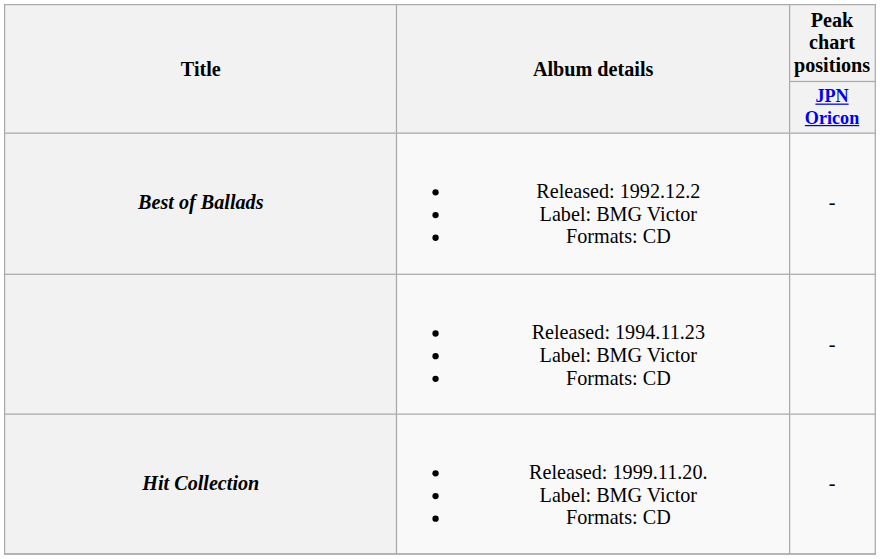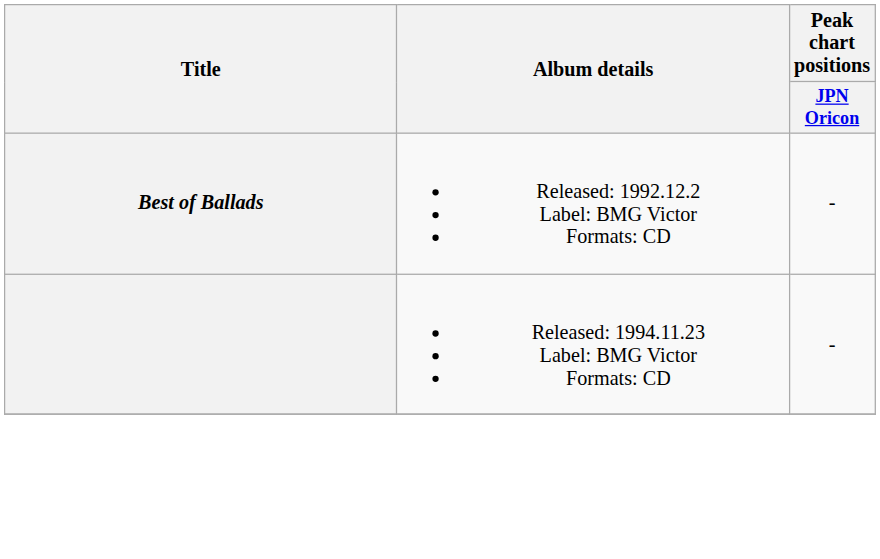- row: (201, 484)
